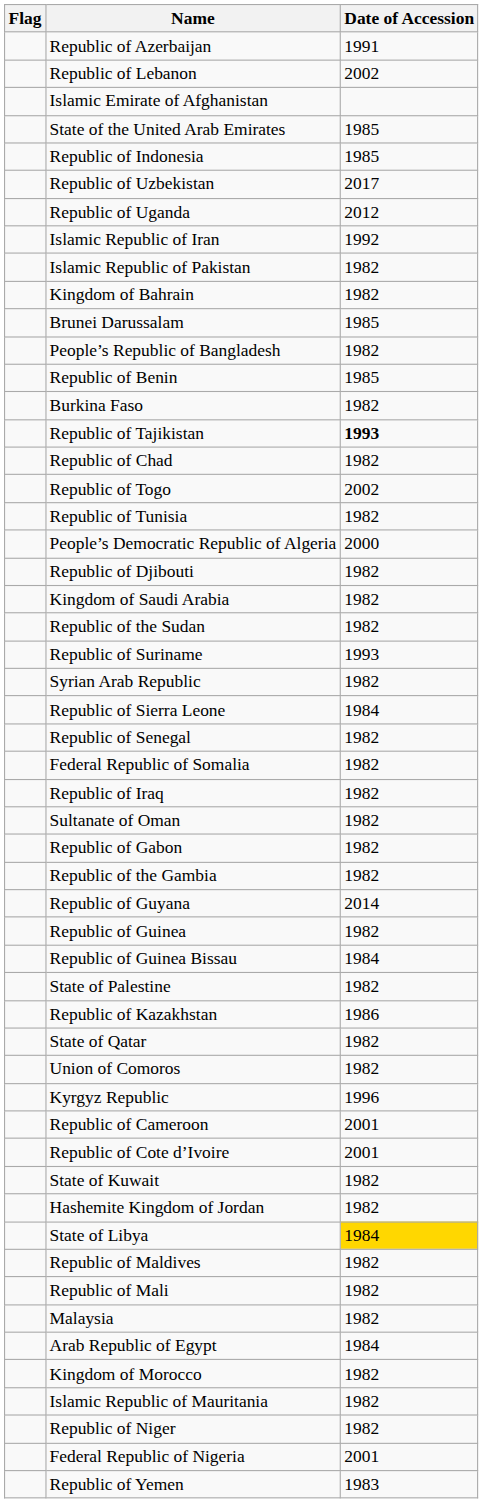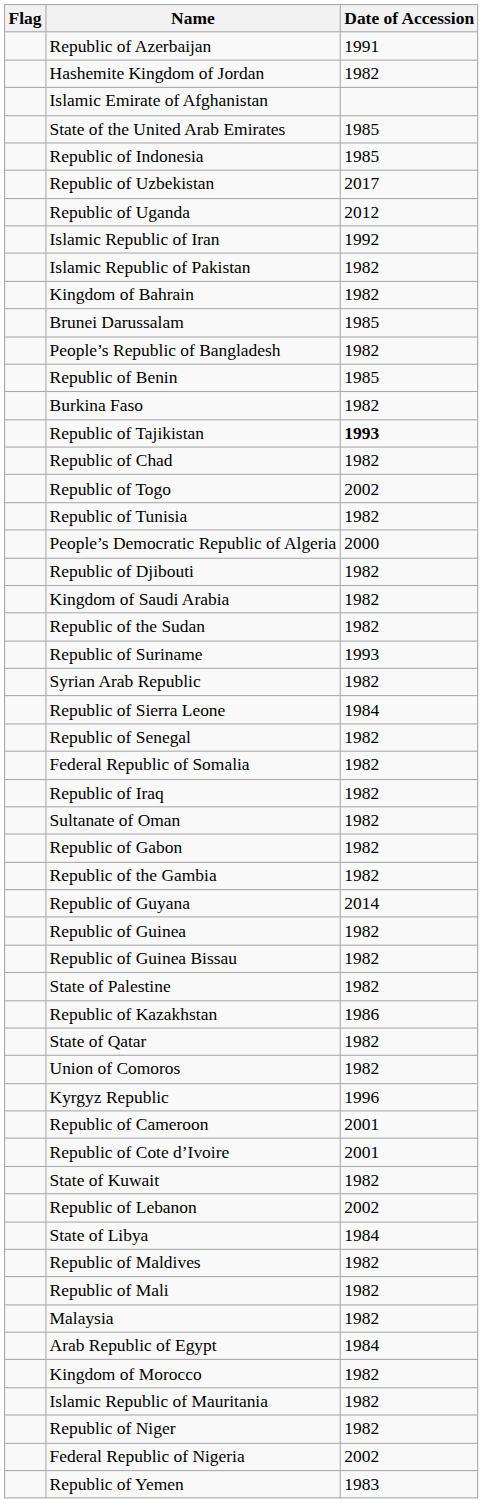rows swapped: (157, 1207) <-> (123, 73)
(362, 958) 1984 -> (362, 958) 1982
(362, 1235) gold background -> (362, 1235) no background
(362, 1456) 2001 -> (362, 1456) 2002
